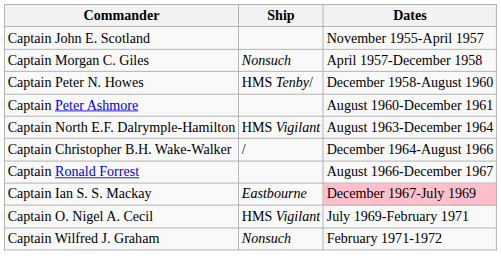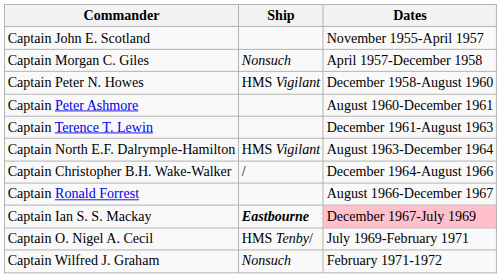(277, 82) HMS Tenby/ -> (281, 82) HMS Vigilant
+ row: (80, 127)
(274, 194) normal -> (275, 216) bold
(281, 216) HMS Vigilant -> (277, 238) HMS Tenby/
